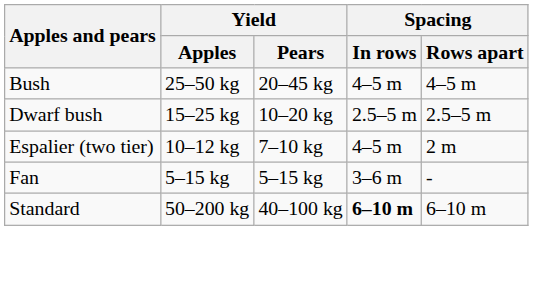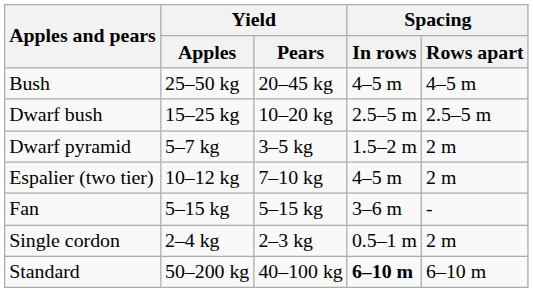+ row: (70, 146)
+ row: (65, 240)
